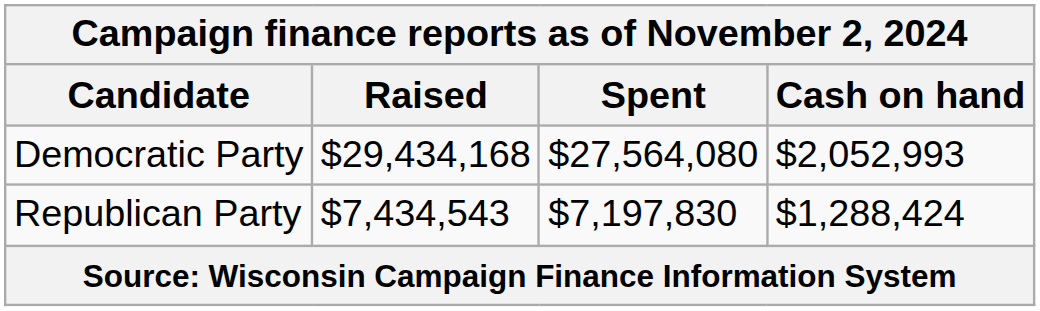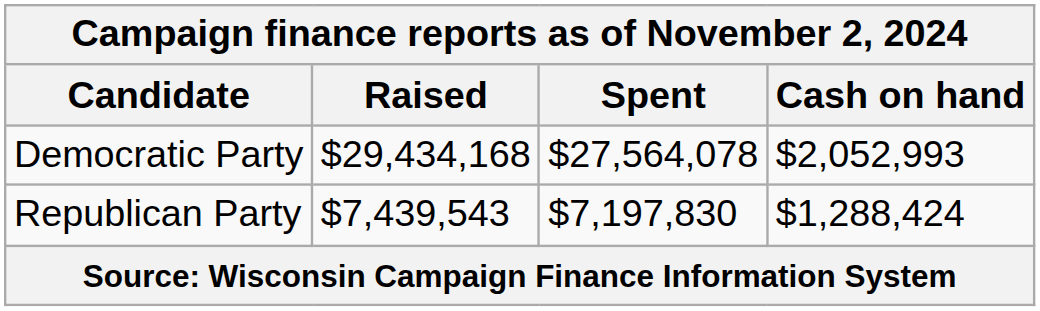(653, 154) $27,564,080 -> (653, 154) $27,564,078
(415, 214) $7,434,543 -> (415, 214) $7,439,543
